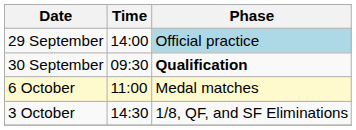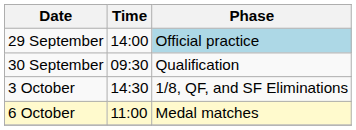(202, 64) bold -> (197, 64) normal
rows swapped: (41, 112) <-> (41, 88)
